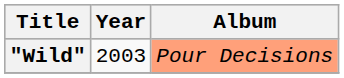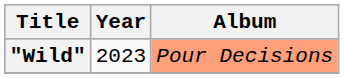(121, 56) 2003 -> (121, 56) 2023
